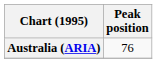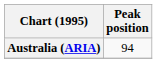(127, 48) 76 -> (127, 48) 94
